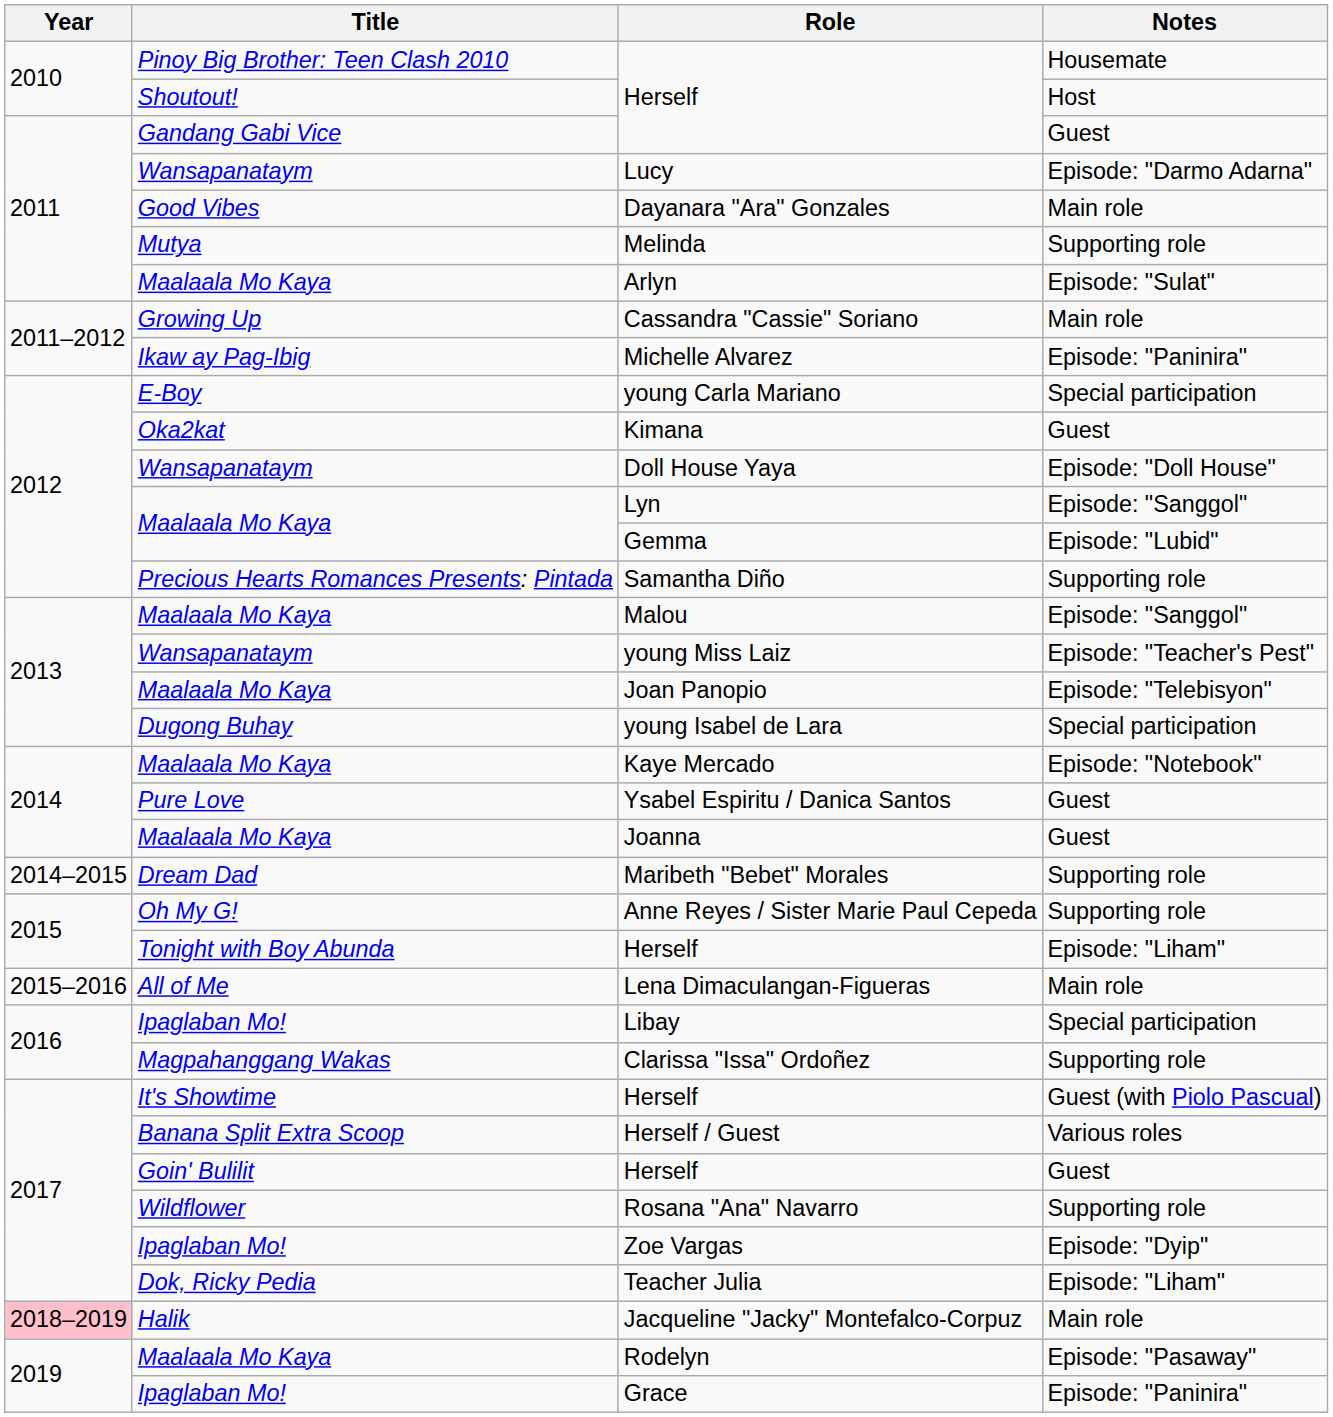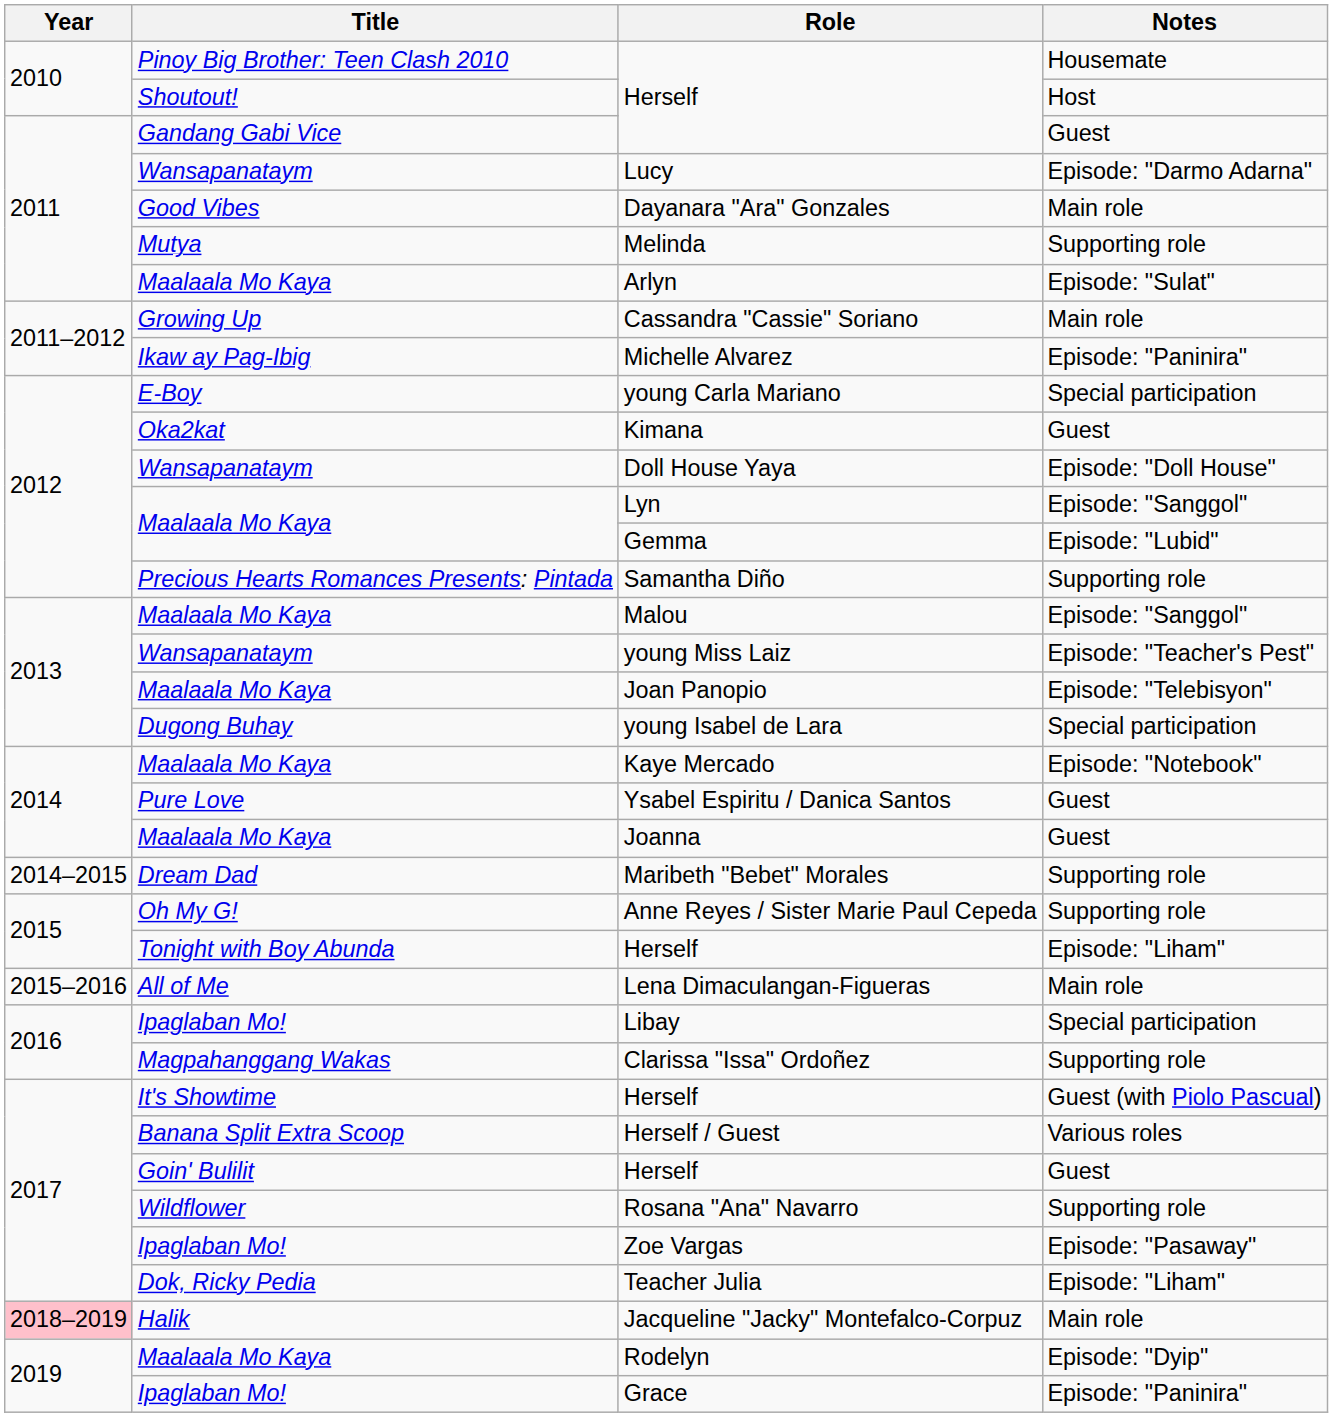(1128, 1245) Episode: "Dyip" -> (1152, 1245) Episode: "Pasaway"
(1152, 1356) Episode: "Pasaway" -> (1128, 1356) Episode: "Dyip"
